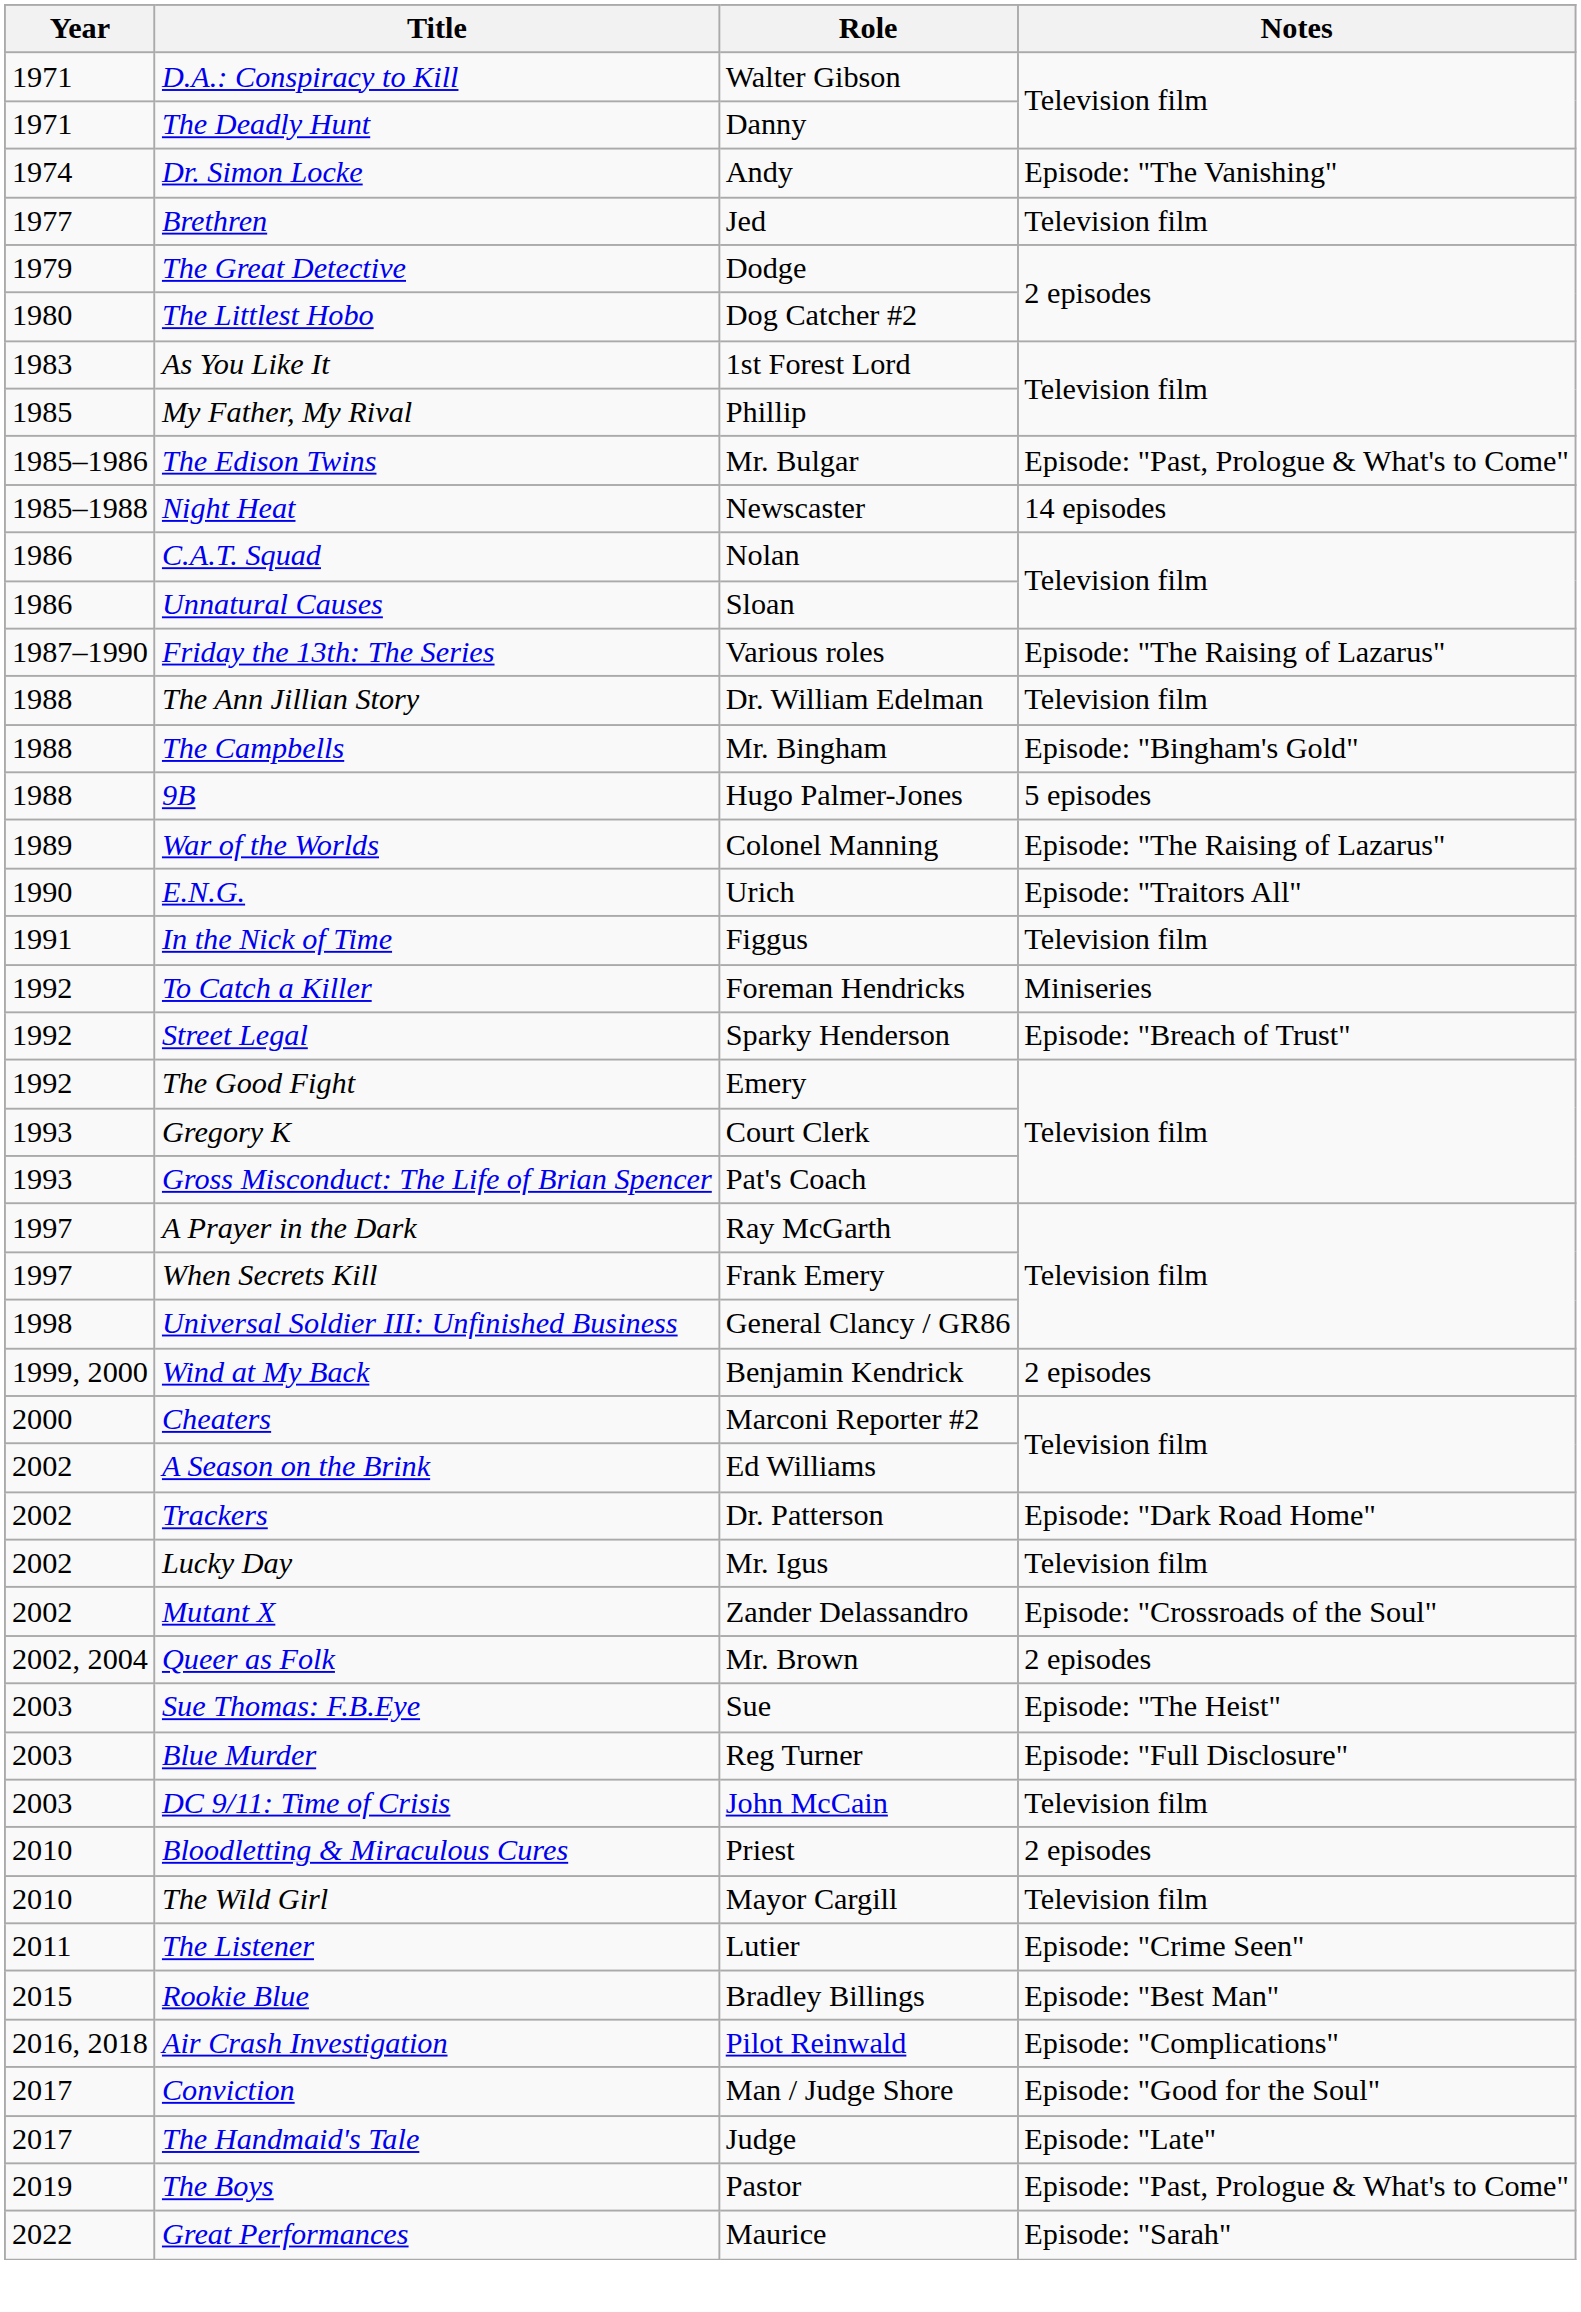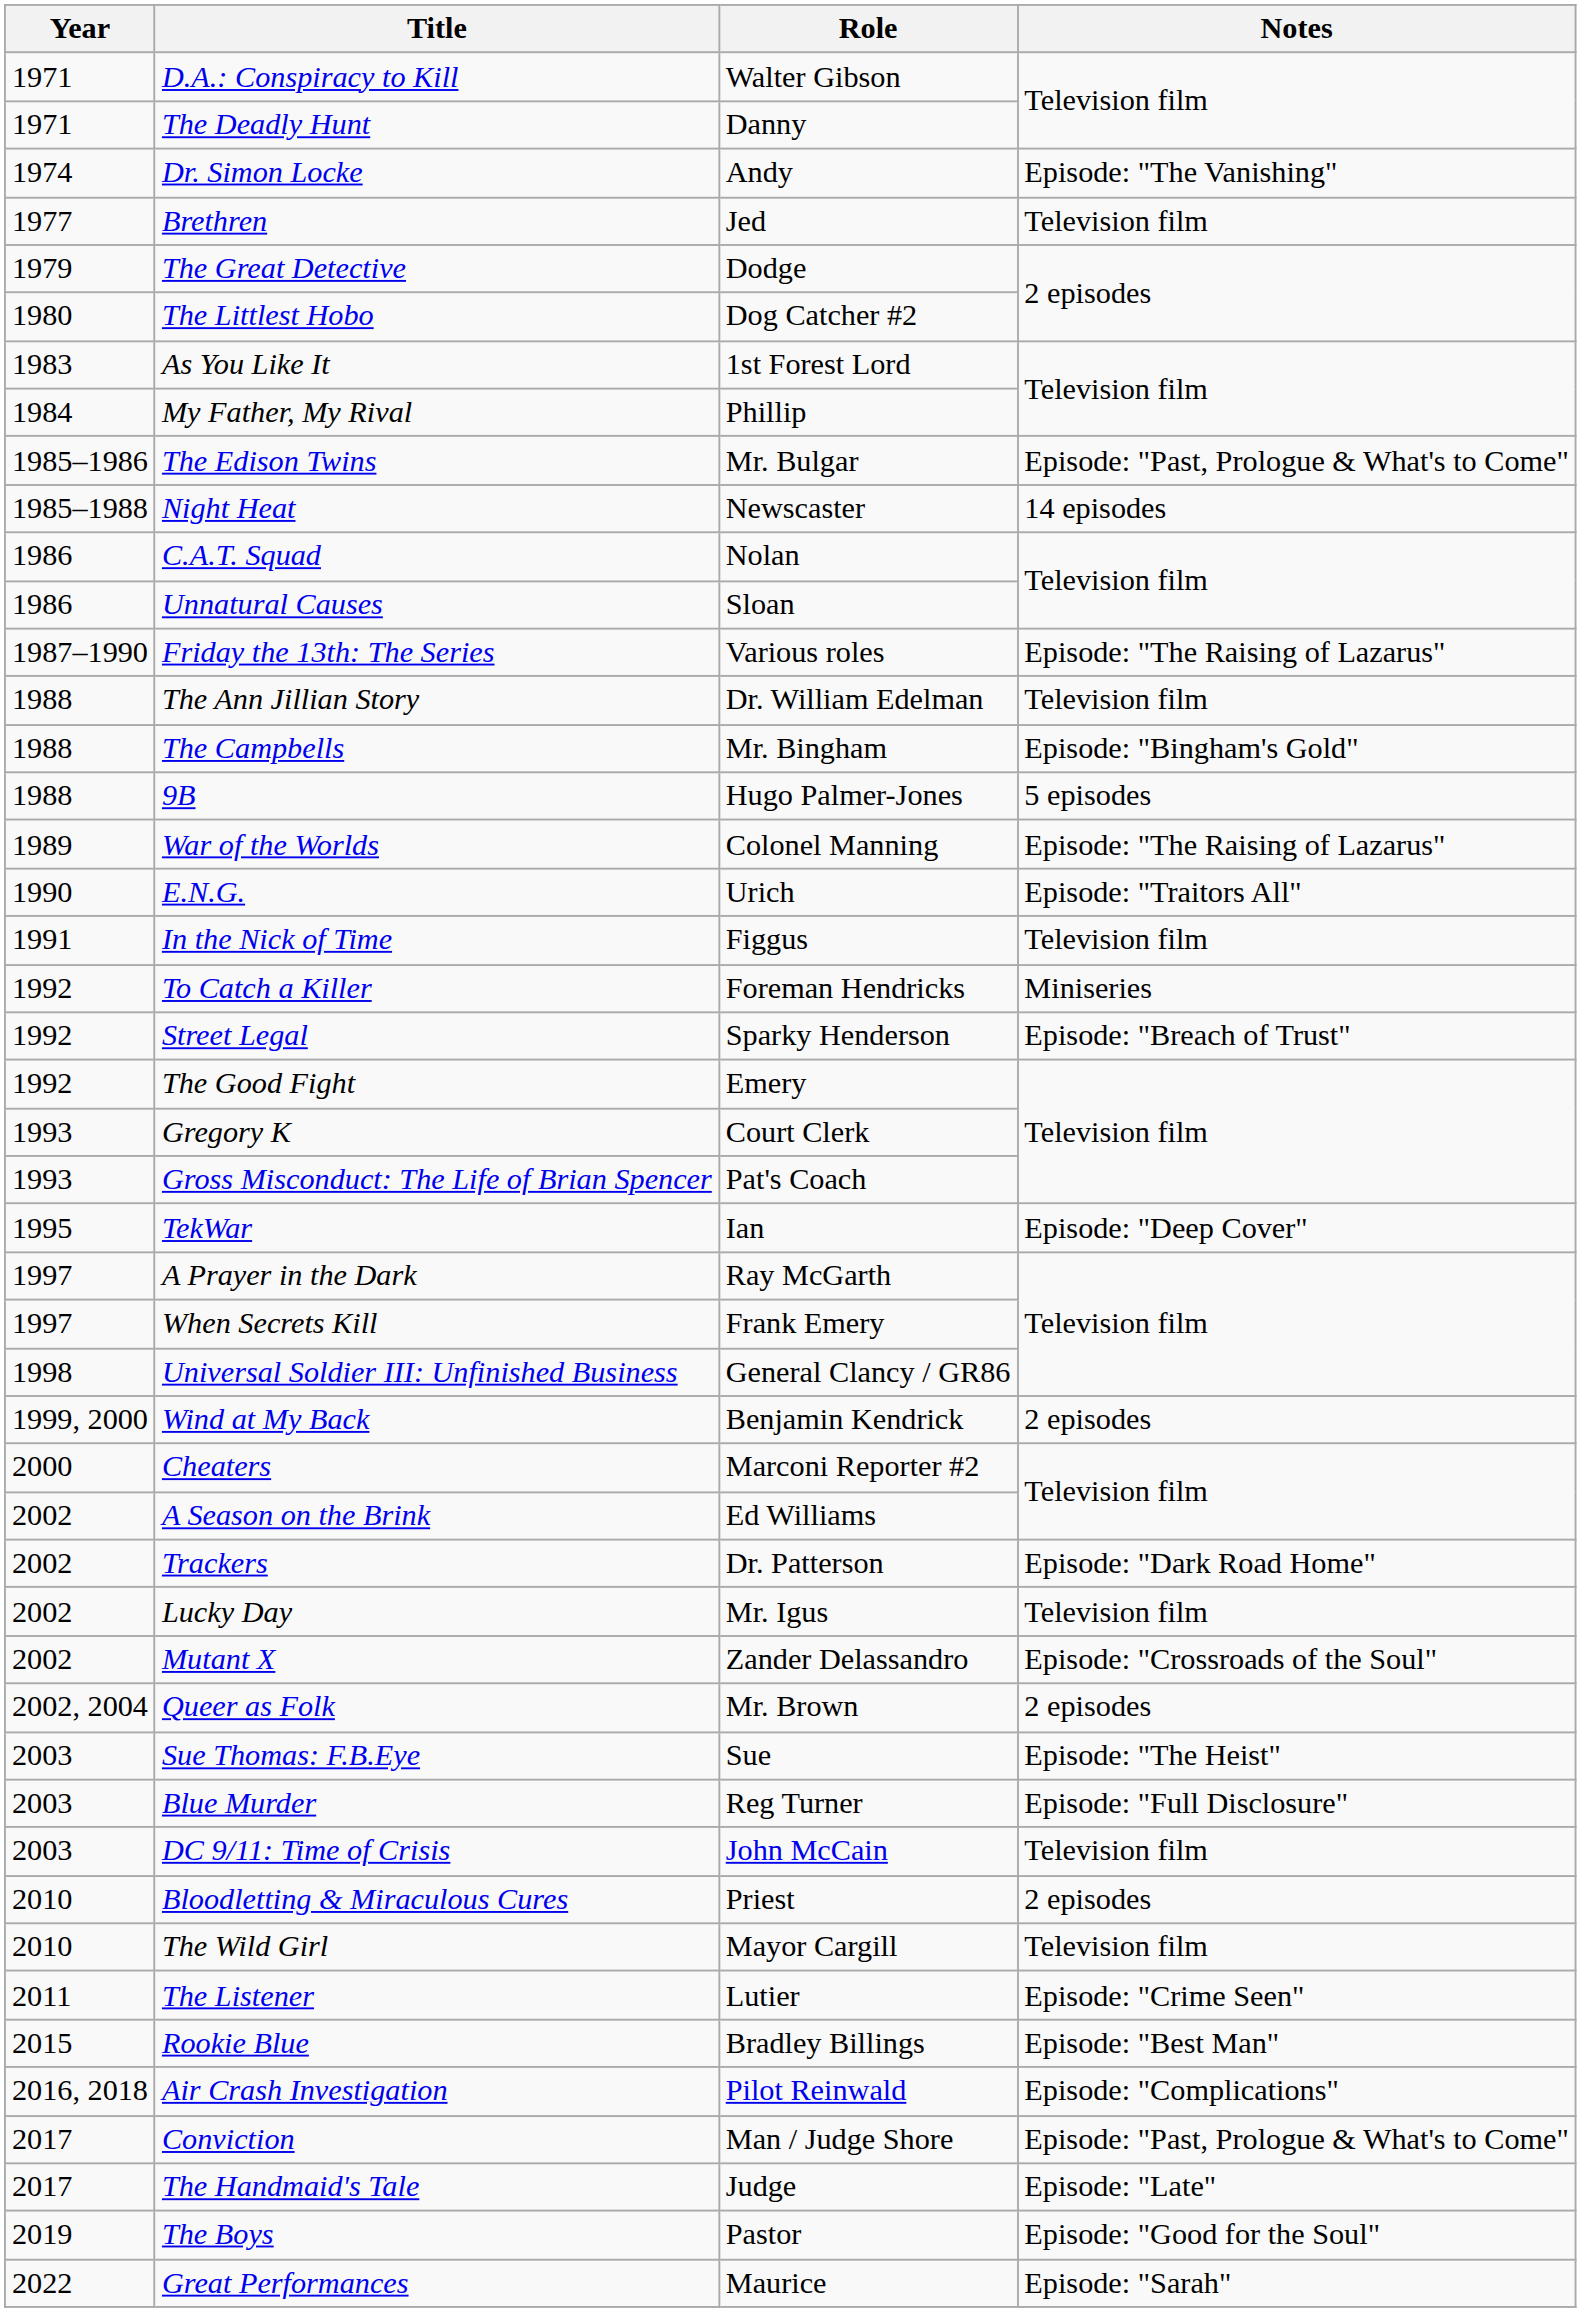(42, 412) 1985 -> (42, 412) 1984
+ row: (207, 1227)
(1202, 2090) Episode: "Good for the Soul" -> (1297, 2138) Episode: "Past, Prologue & What's to Come"
(1297, 2186) Episode: "Past, Prologue & What's to Come" -> (1202, 2234) Episode: "Good for the Soul"
